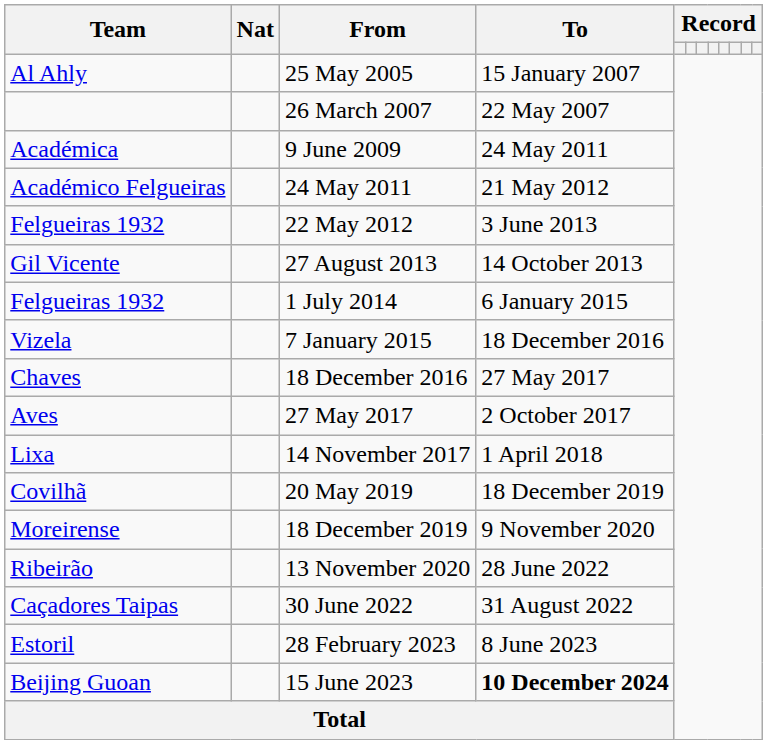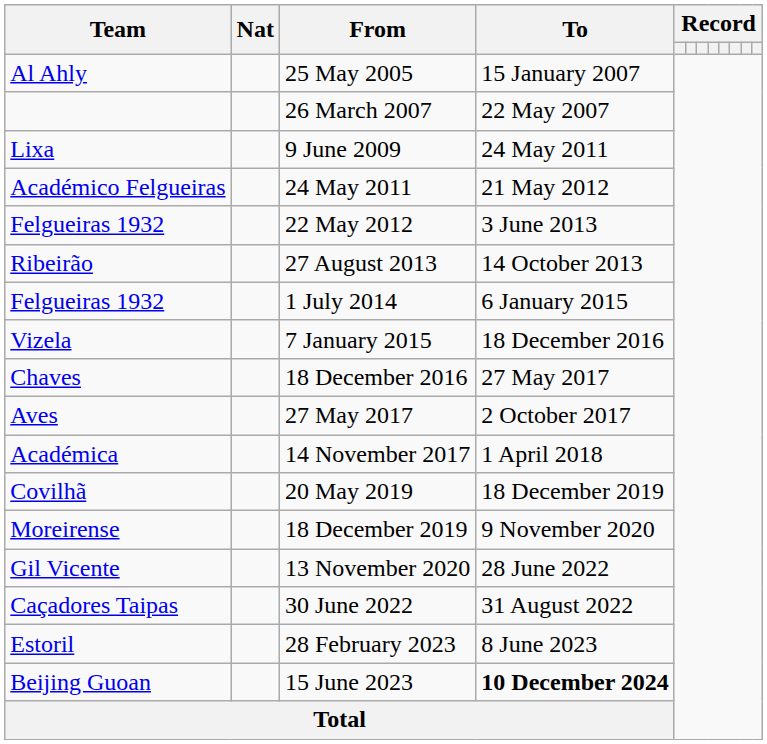(64, 148) Académica -> (32, 148) Lixa
(65, 262) Gil Vicente -> (52, 262) Ribeirão
(32, 453) Lixa -> (64, 453) Académica
(52, 567) Ribeirão -> (65, 567) Gil Vicente
